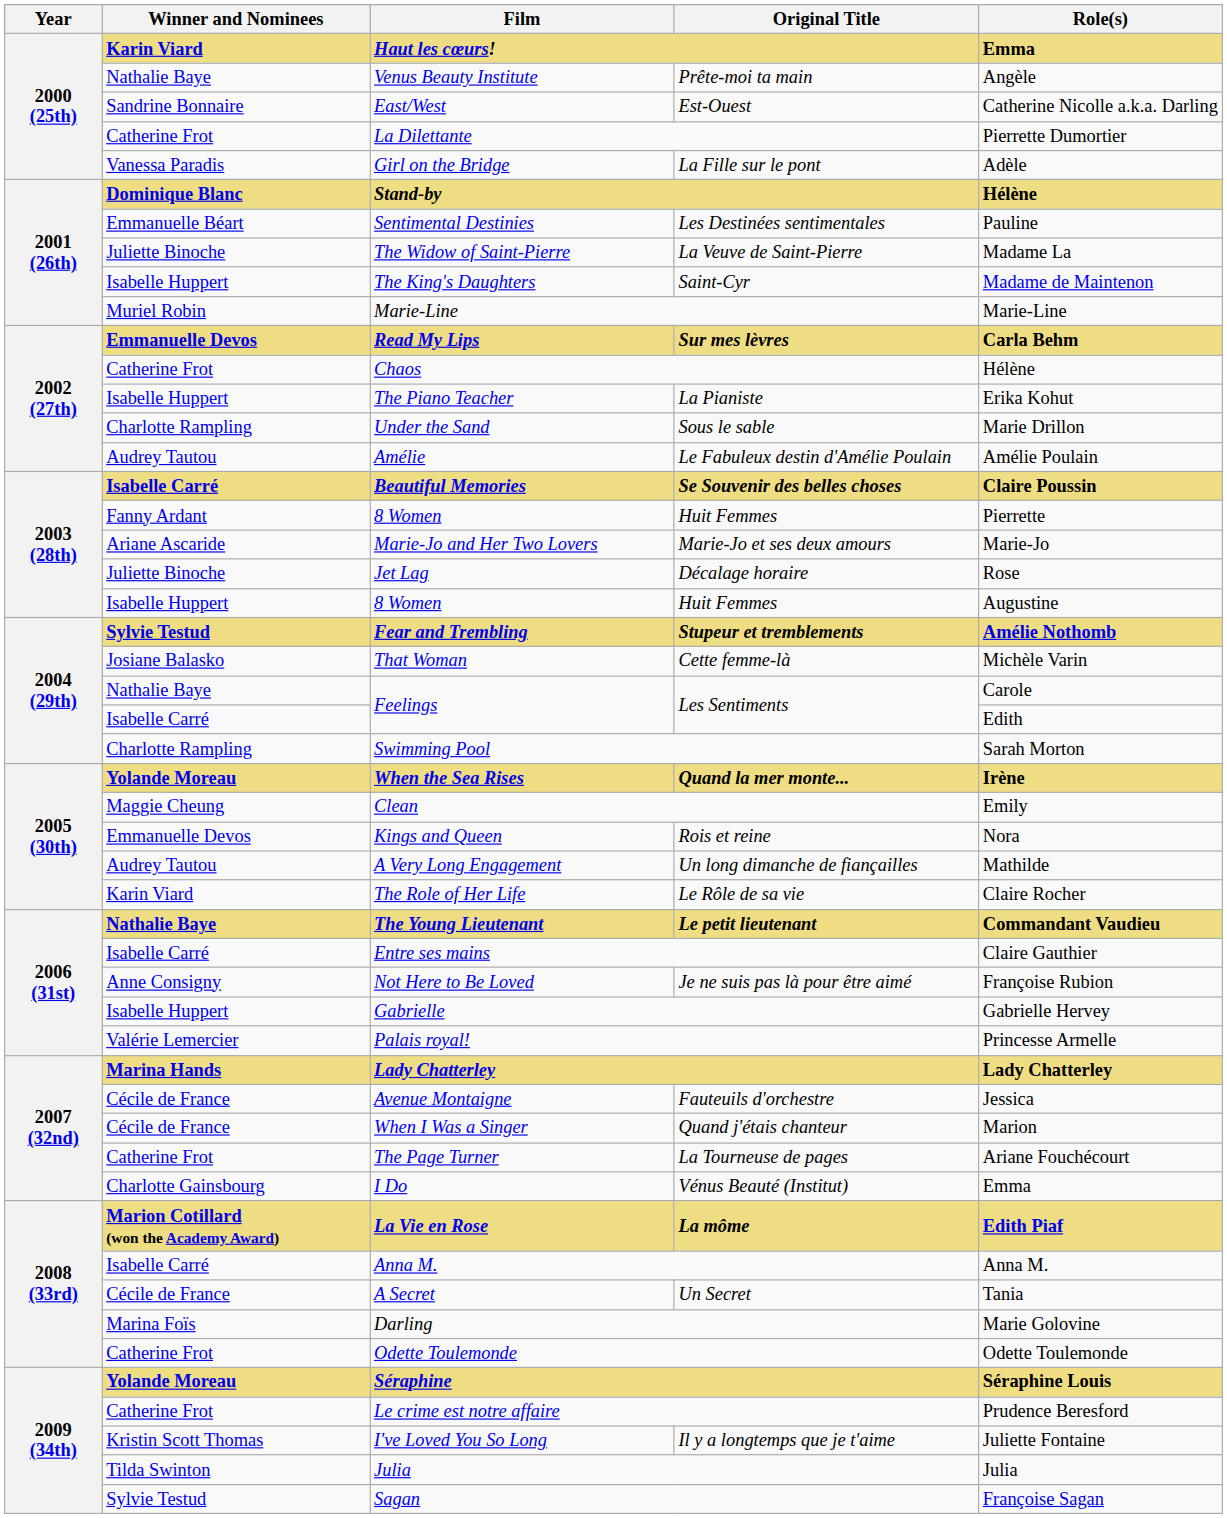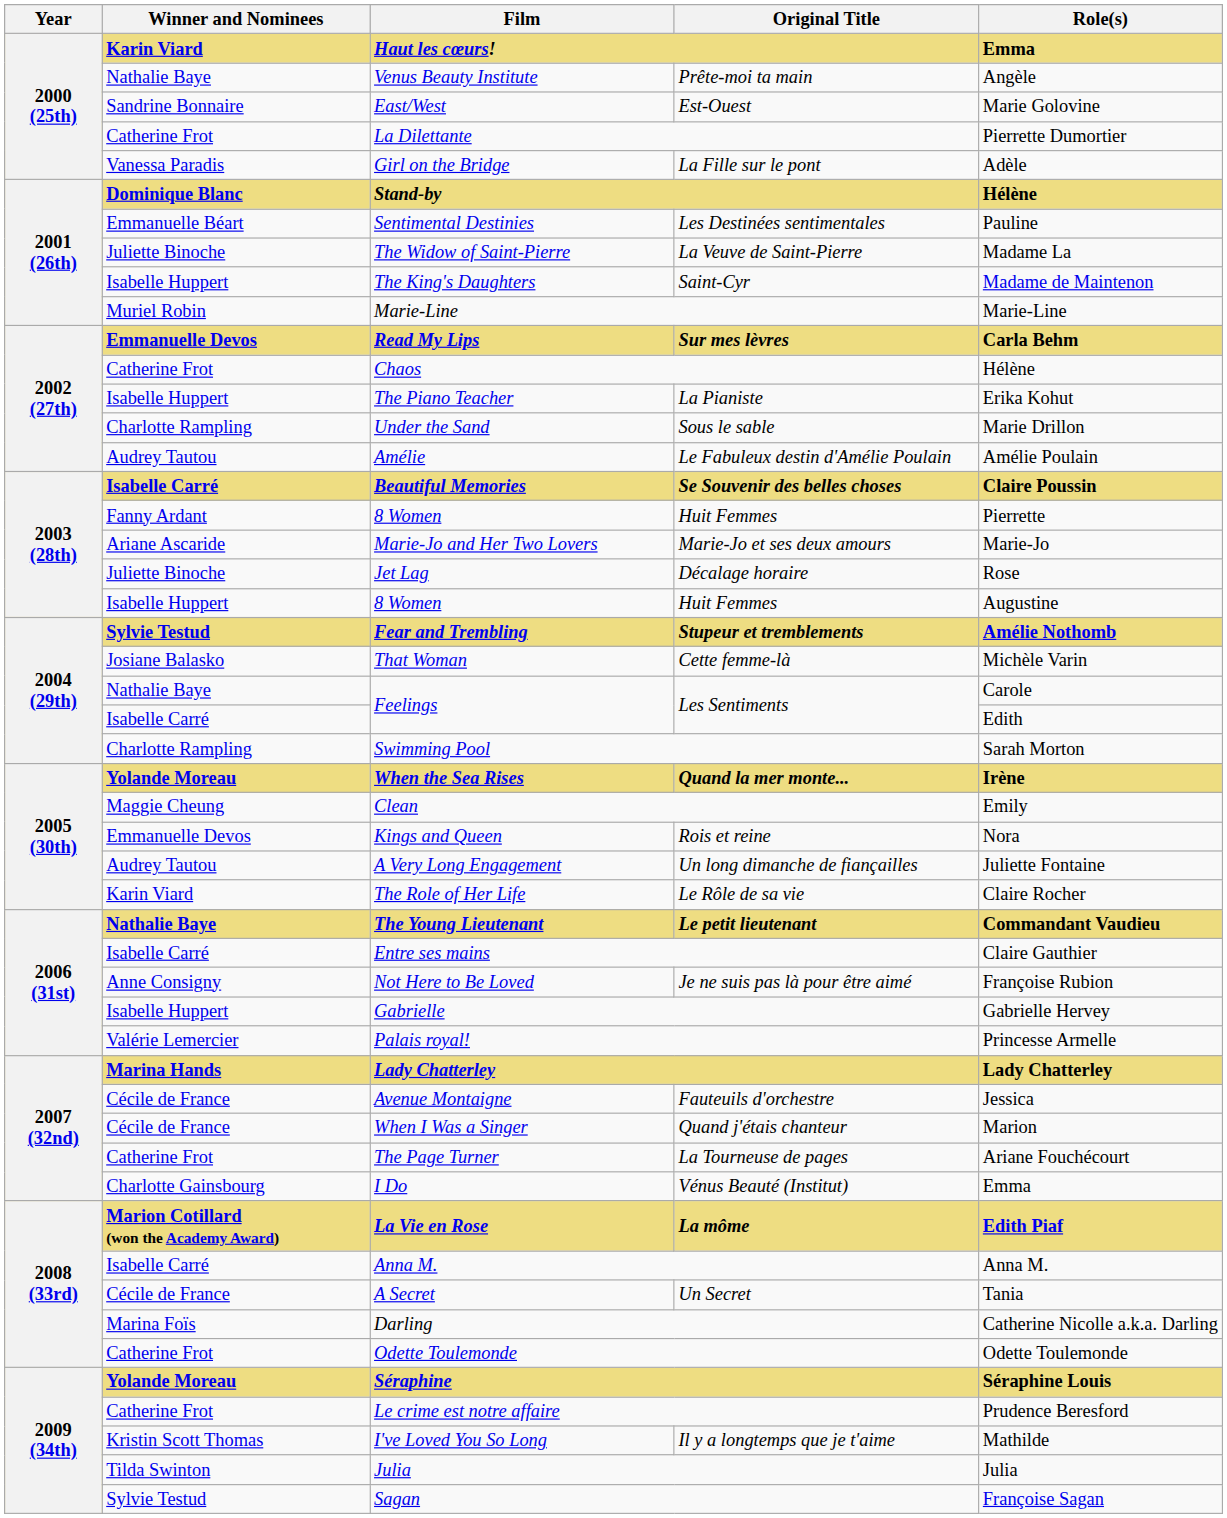(1100, 106) Catherine Nicolle a.k.a. Darling -> (1041, 106) Marie Golovine
(1016, 865) Mathilde -> (1044, 865) Juliette Fontaine
(1041, 1323) Marie Golovine -> (1100, 1323) Catherine Nicolle a.k.a. Darling
(1044, 1440) Juliette Fontaine -> (1016, 1440) Mathilde
